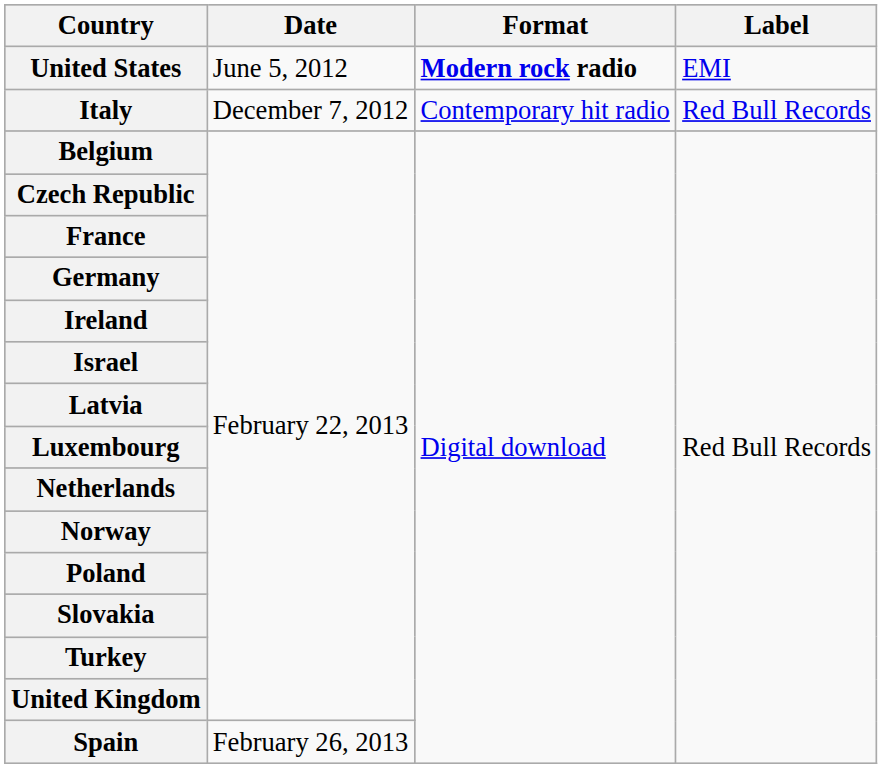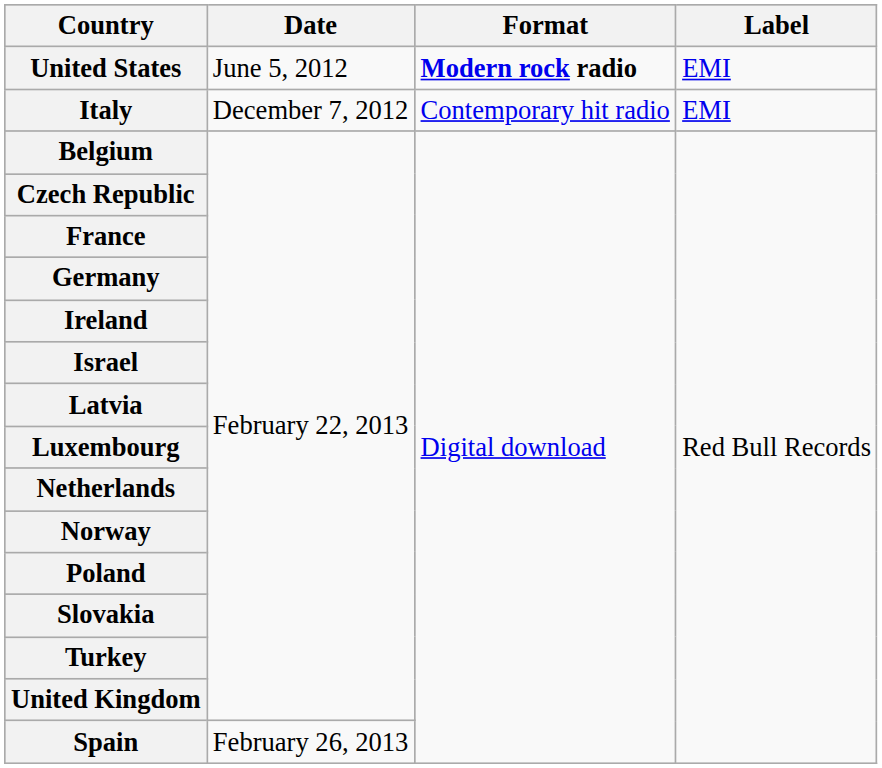(777, 109) Red Bull Records -> (706, 109) EMI
